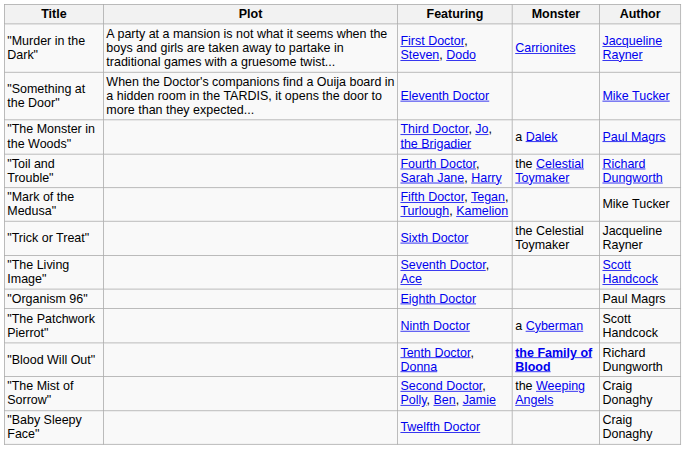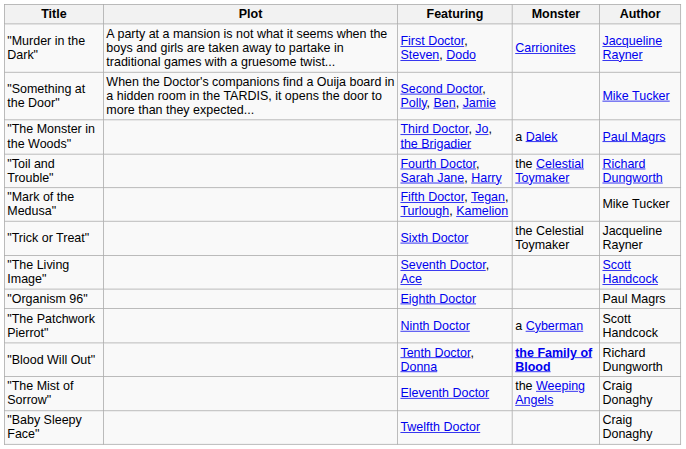(445, 96) Eleventh Doctor -> (448, 96) Second Doctor, Polly, Ben, Jamie
(448, 393) Second Doctor, Polly, Ben, Jamie -> (445, 393) Eleventh Doctor
